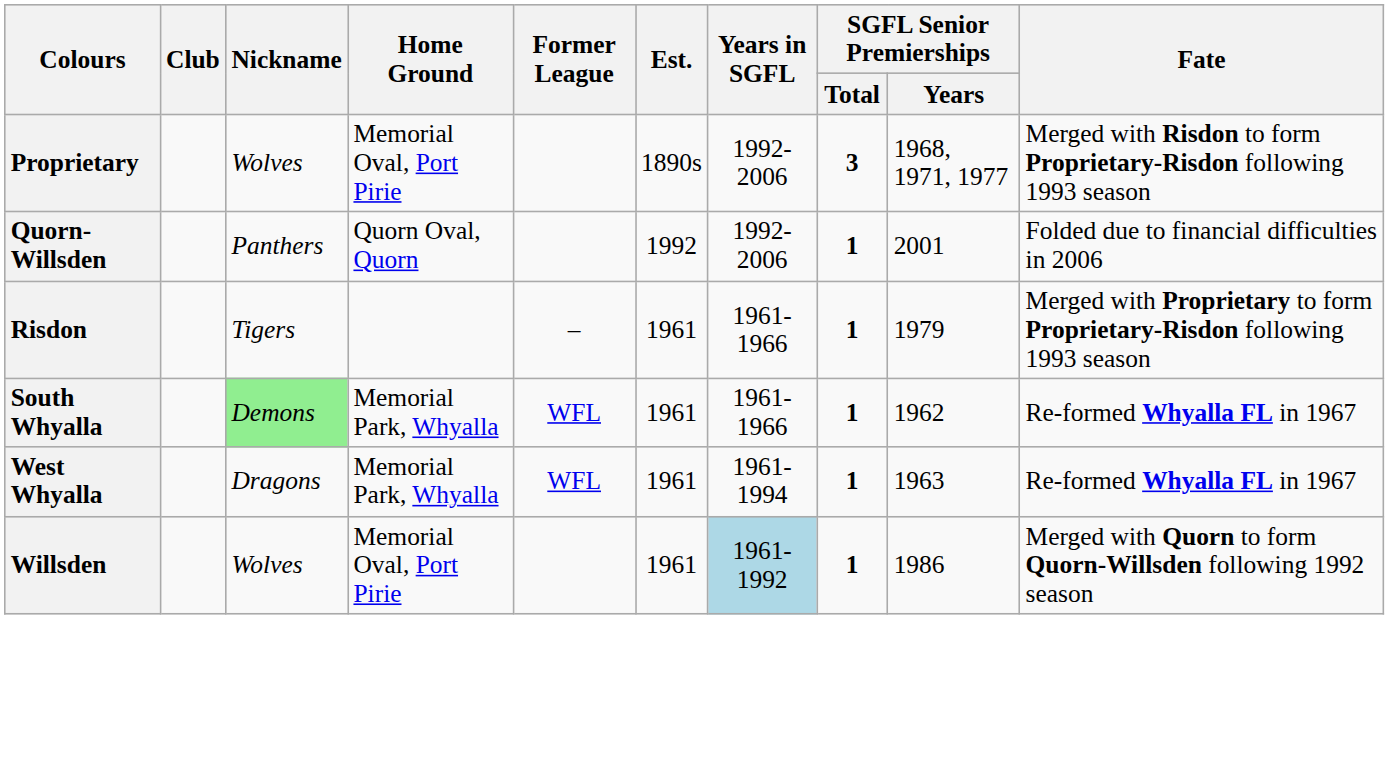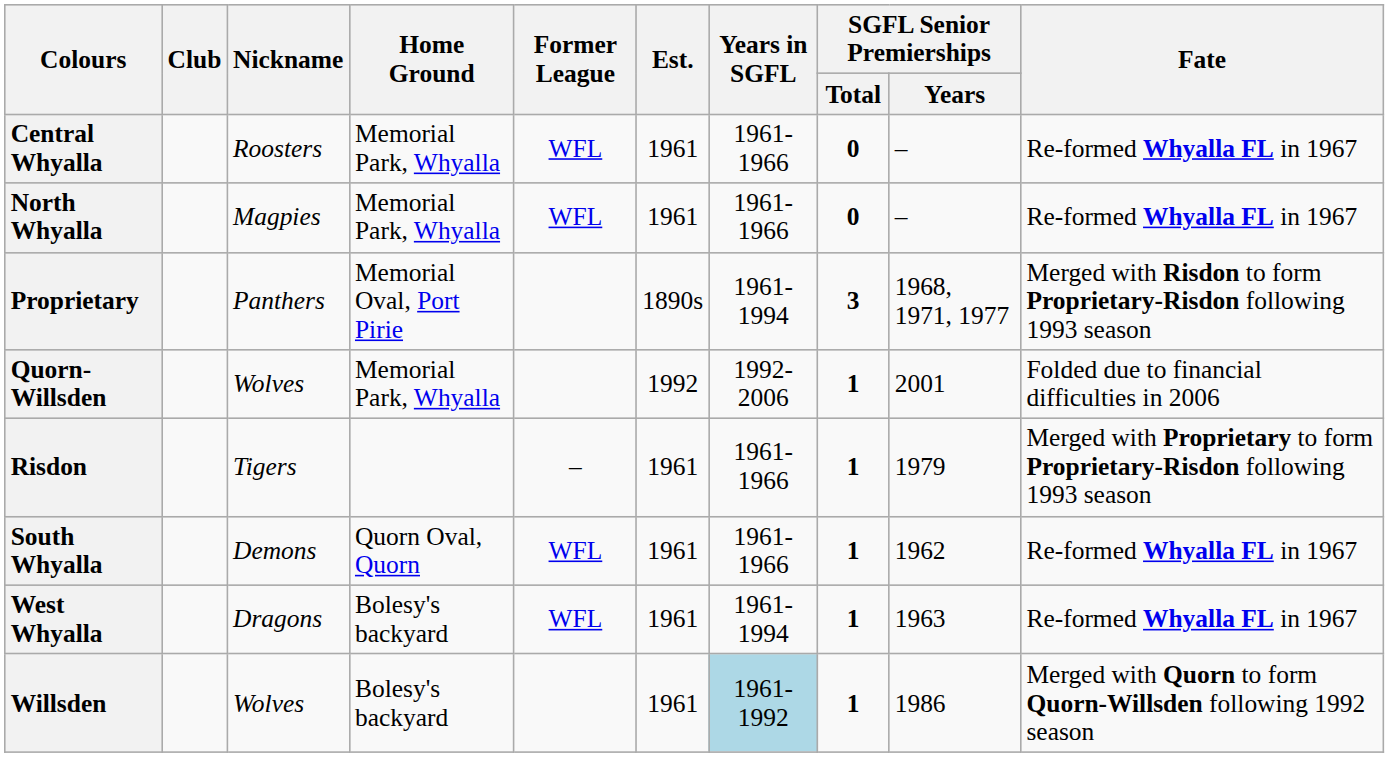+ row: (57, 148)
+ row: (57, 217)
(267, 162) Wolves -> (279, 300) Panthers
(762, 162) 1992-2006 -> (763, 300) 1961-1994
(277, 245) Panthers -> (269, 383) Wolves
(417, 245) Quorn Oval, Quorn -> (428, 383) Memorial Park, Whyalla
(273, 412) lightgreen background -> (275, 550) no background
(426, 412) Memorial Park, Whyalla -> (419, 550) Quorn Oval, Quorn
(426, 481) Memorial Park, Whyalla -> (402, 619) Bolesy's backyard
(406, 564) Memorial Oval, Port Pirie -> (402, 702) Bolesy's backyard
